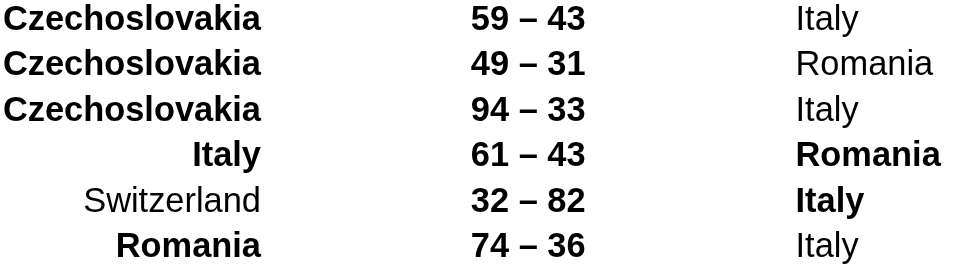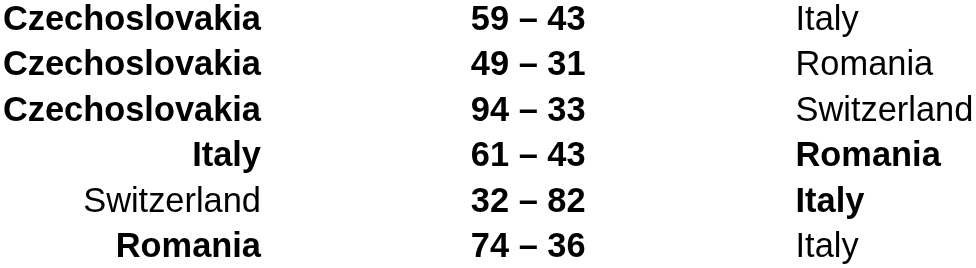(827, 109) Italy -> (884, 109) Switzerland
